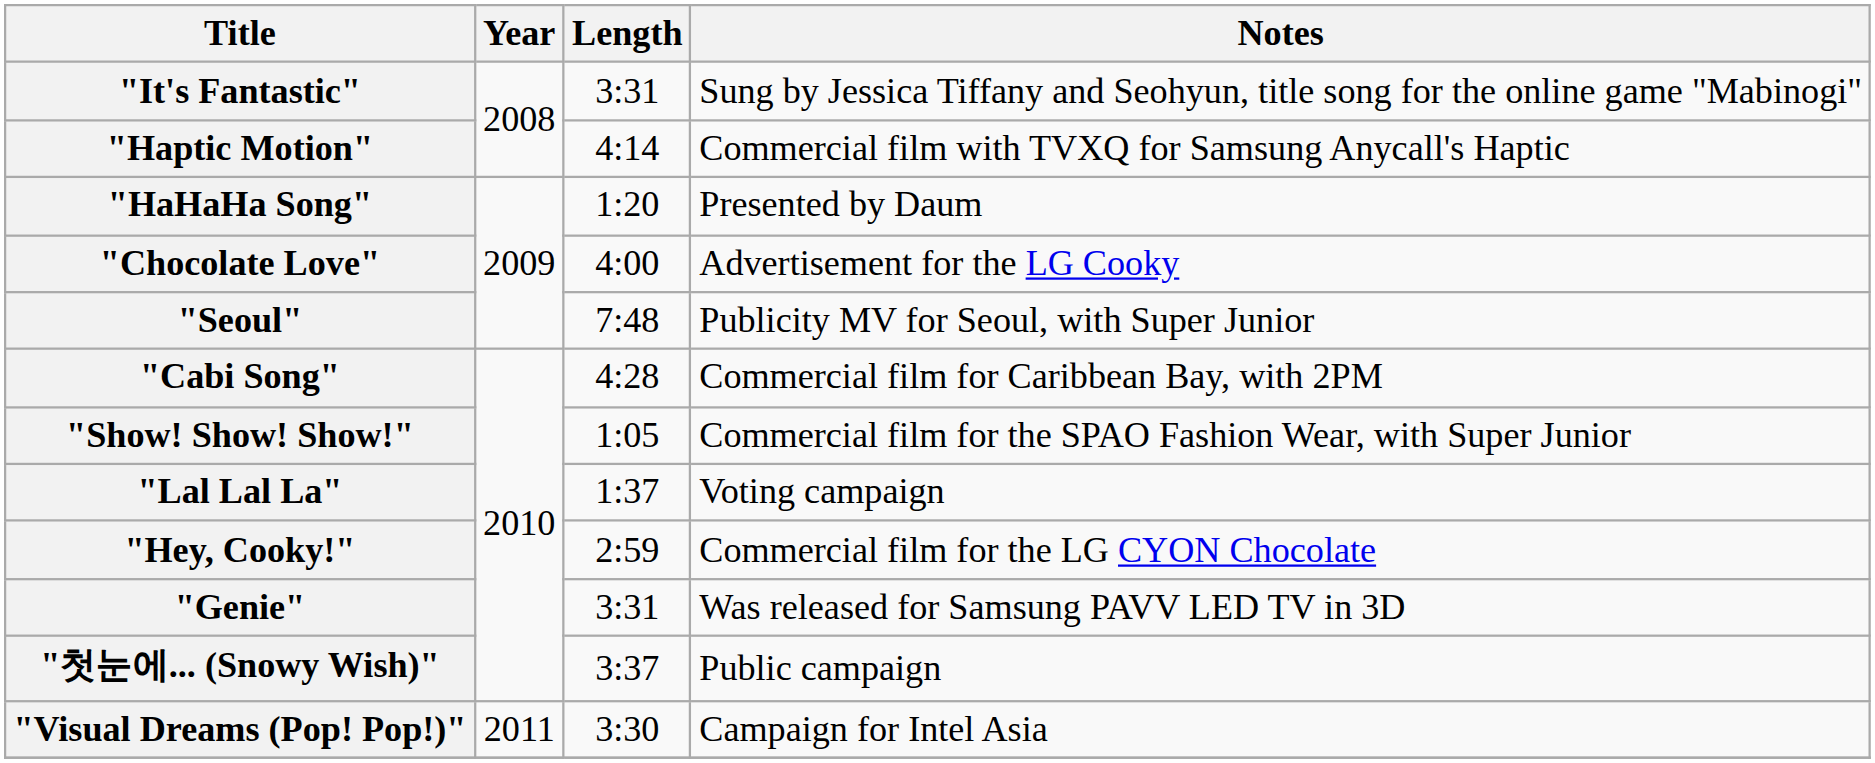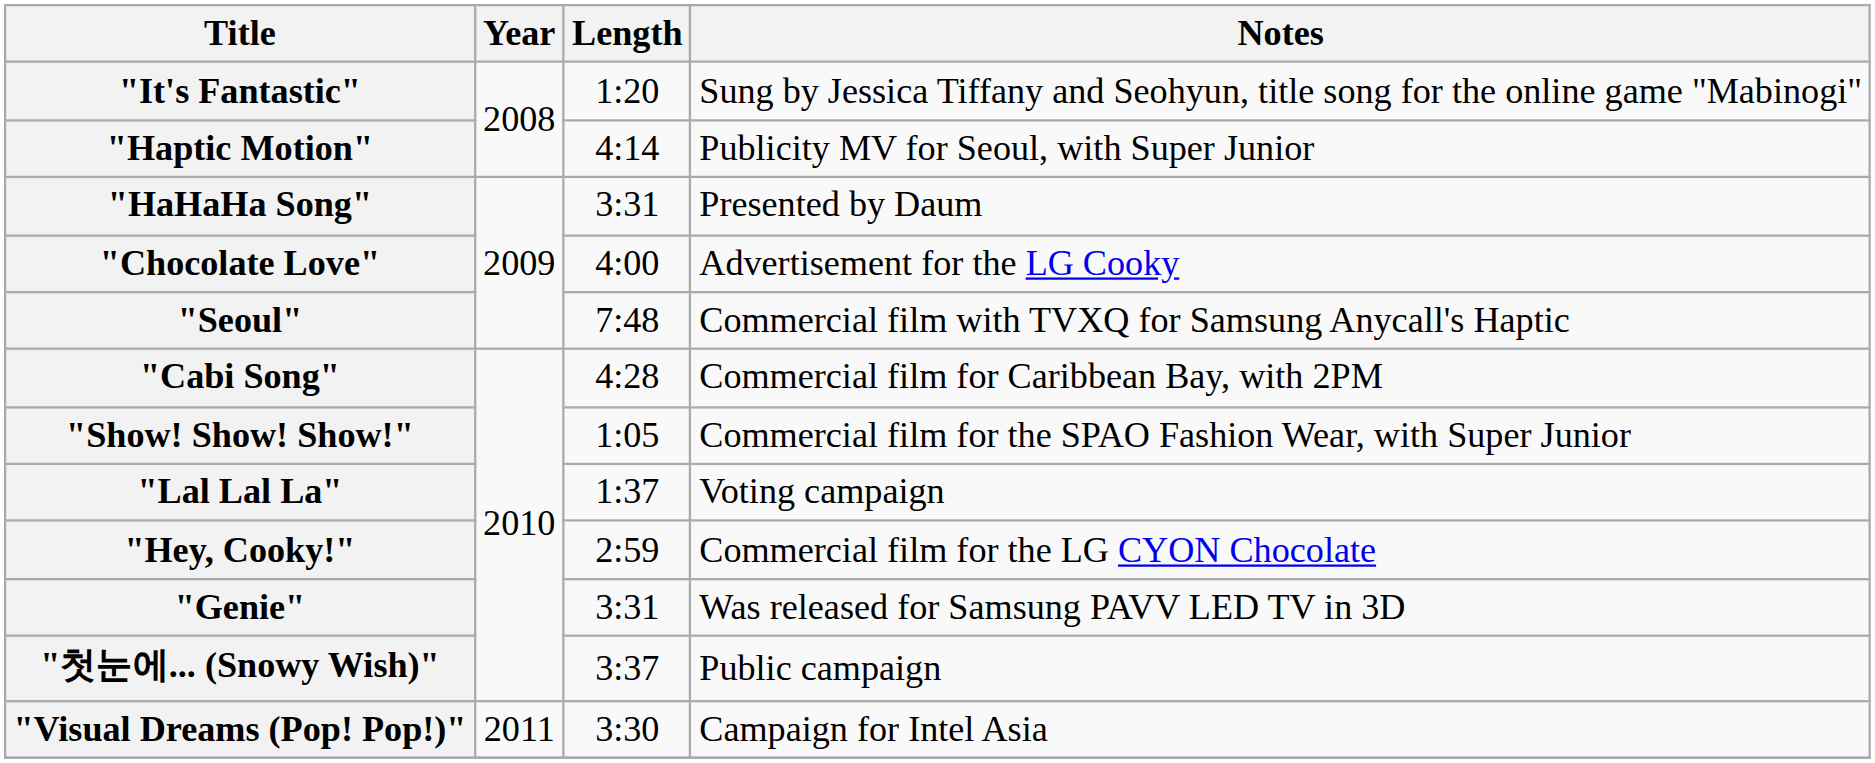(627, 90) 3:31 -> (627, 90) 1:20
(1135, 147) Commercial film with TVXQ for Samsung Anycall's Haptic -> (1007, 147) Publicity MV for Seoul, with Super Junior
(627, 205) 1:20 -> (627, 205) 3:31
(1007, 319) Publicity MV for Seoul, with Super Junior -> (1135, 319) Commercial film with TVXQ for Samsung Anycall's Haptic
